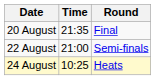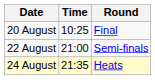(75, 30) 21:35 -> (75, 30) 10:25
(75, 65) 10:25 -> (75, 65) 21:35
